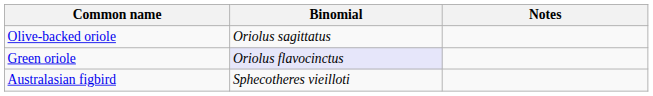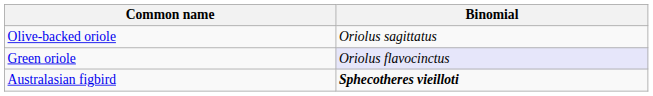- column: (545, 15)
(291, 79) normal -> (399, 79) bold
